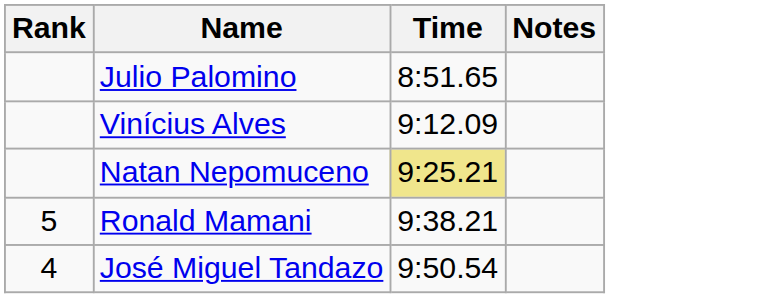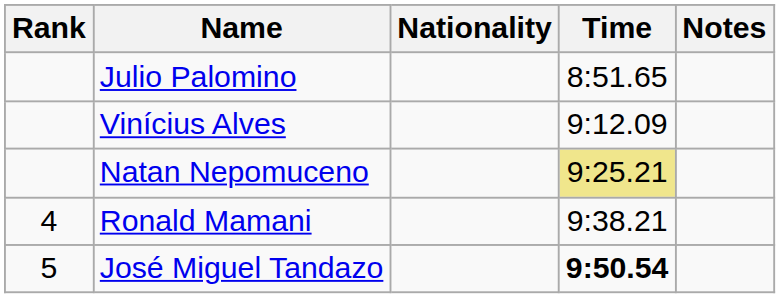+ column: (475, 28)
(49, 220) 5 -> (49, 220) 4
(49, 268) 4 -> (49, 268) 5
(448, 268) normal -> (617, 268) bold
